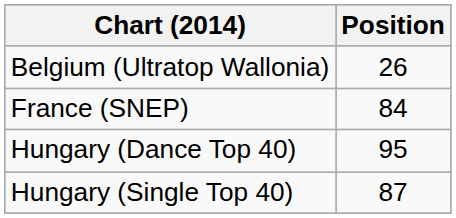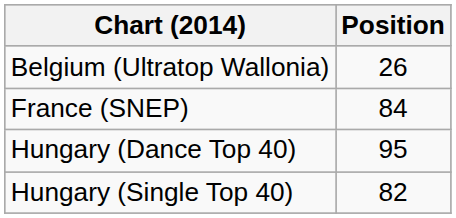(393, 191) 87 -> (393, 191) 82
